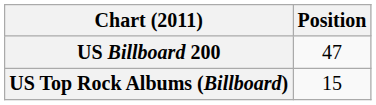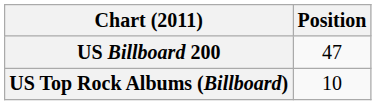(332, 83) 15 -> (332, 83) 10
